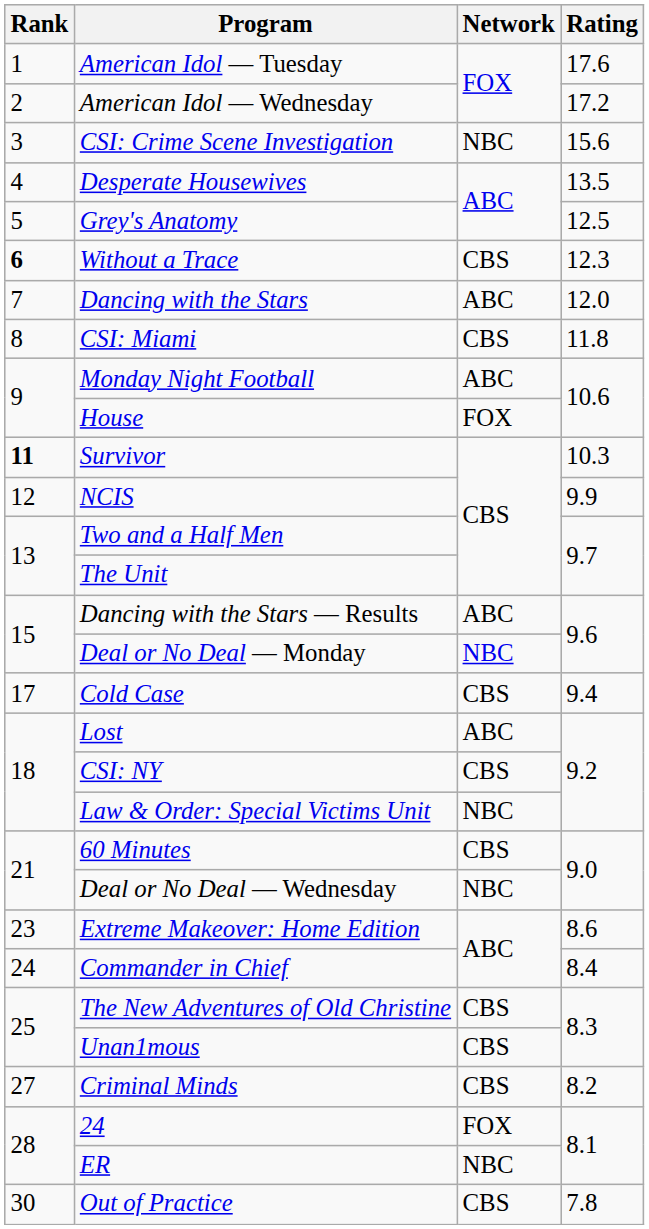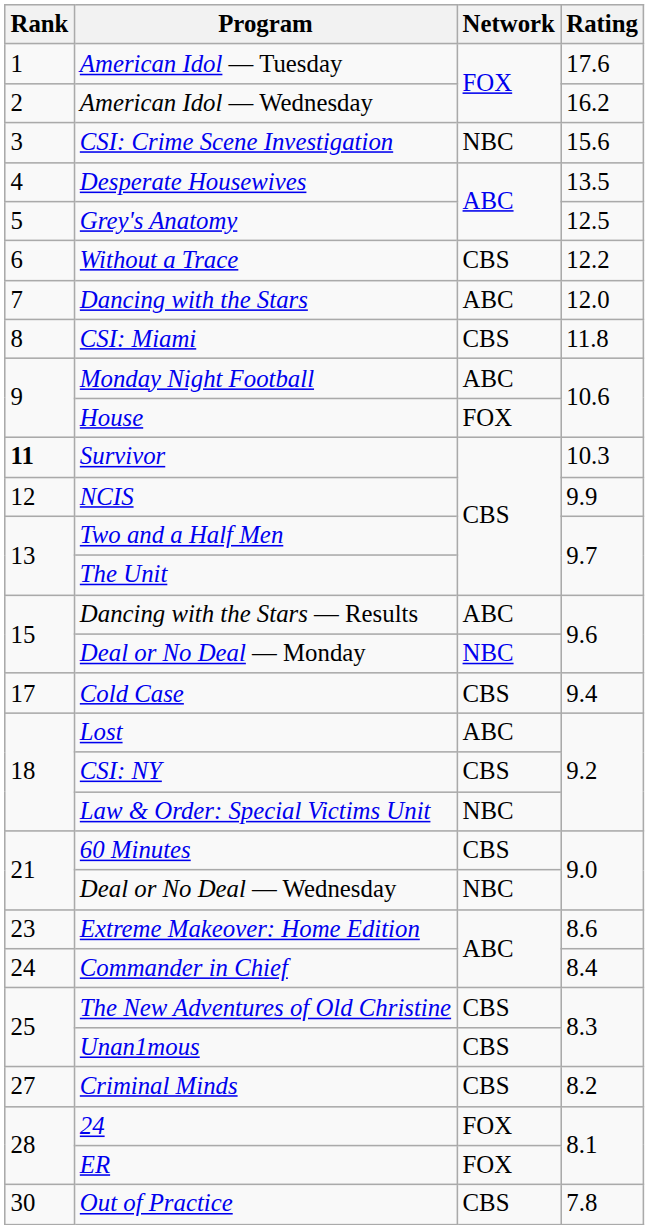(588, 102) 17.2 -> (588, 102) 16.2
(17, 260) bold -> (17, 260) normal
(588, 260) 12.3 -> (588, 260) 12.2
(488, 1164) NBC -> (487, 1164) FOX
